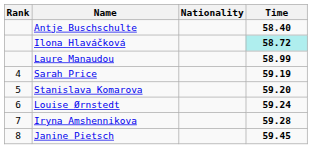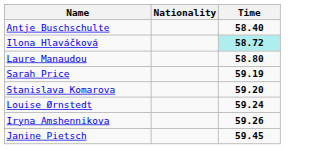- column: (18, 12)
(277, 58) 58.99 -> (249, 58) 58.80
(277, 120) 59.28 -> (249, 120) 59.26
